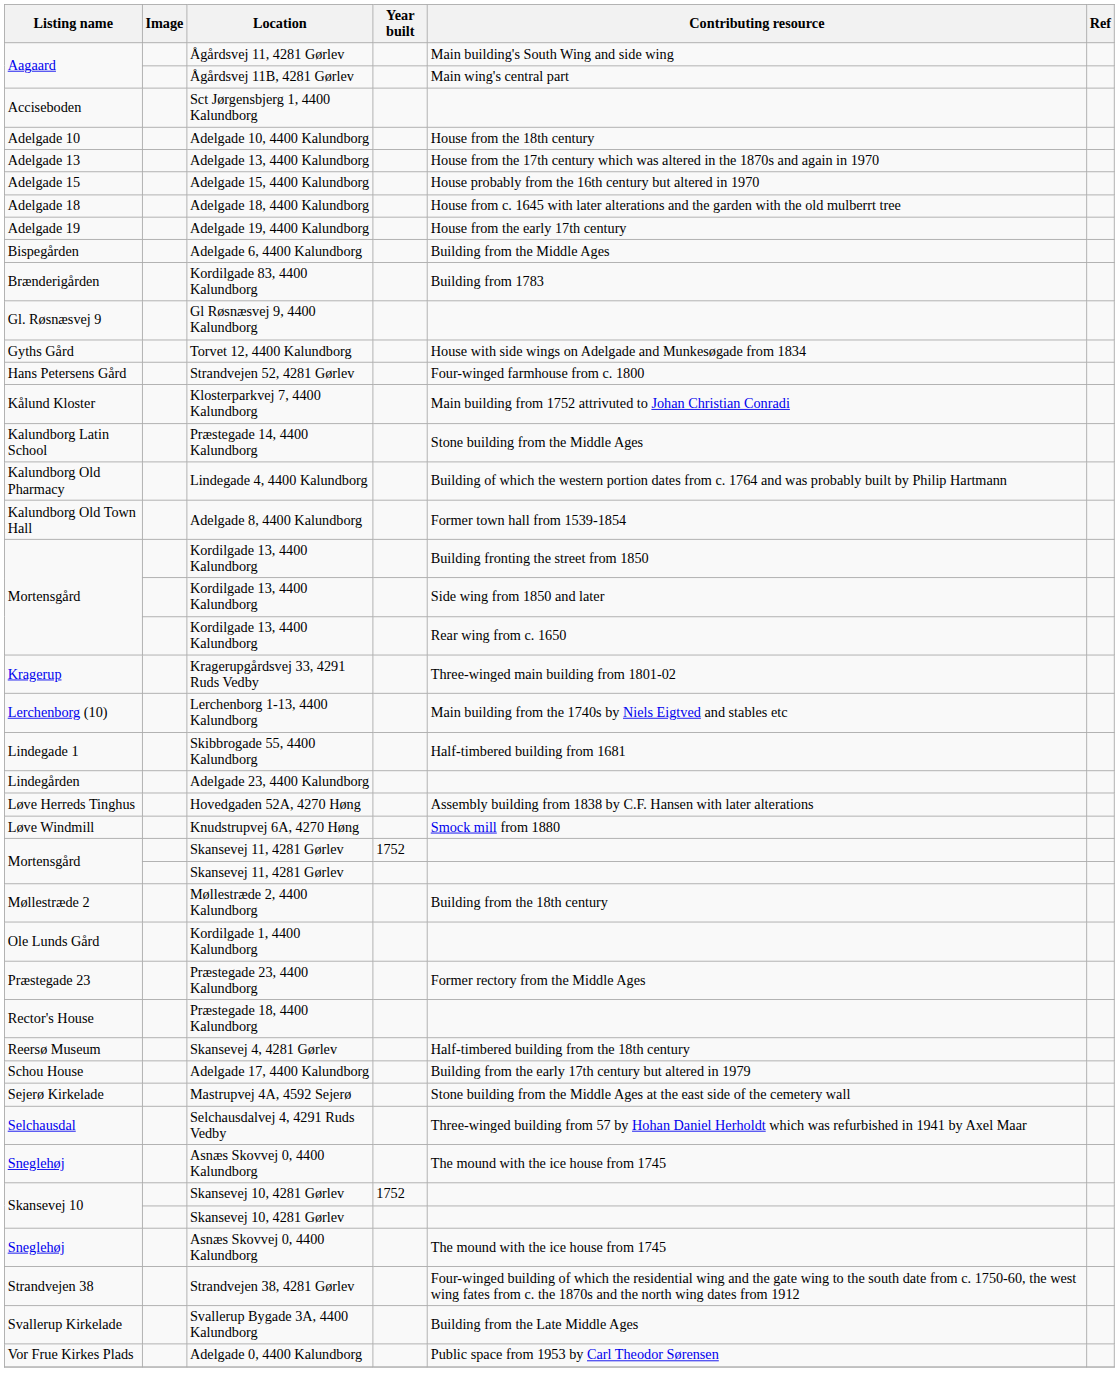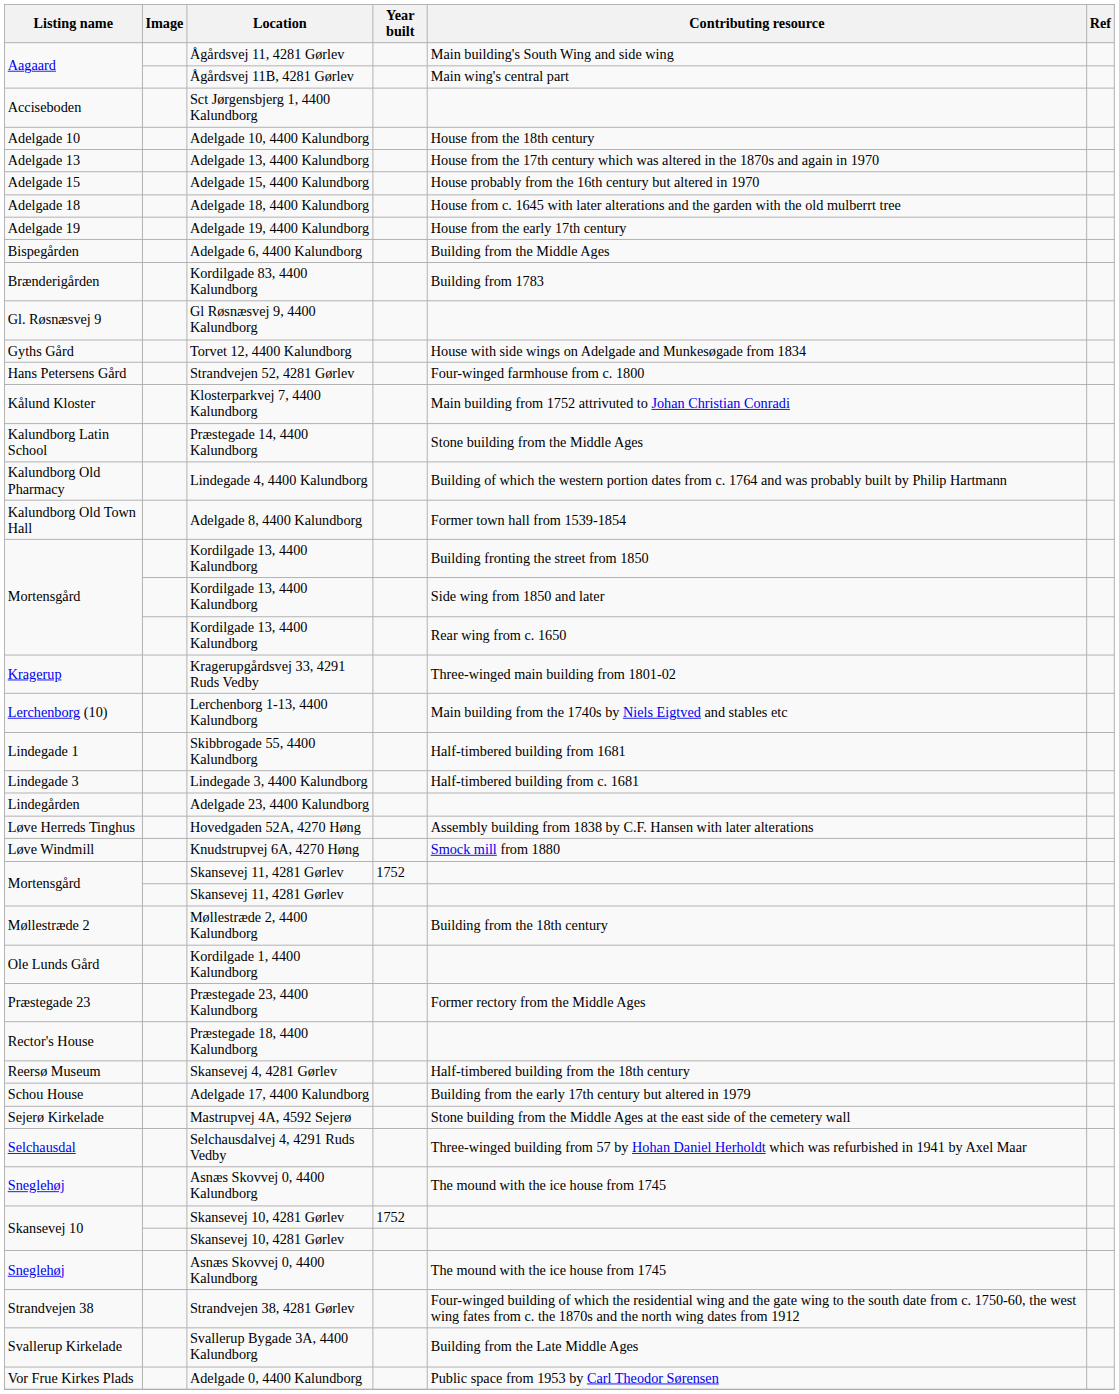+ row: (279, 782)
